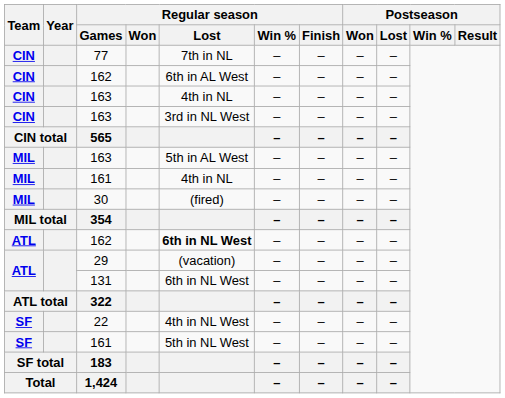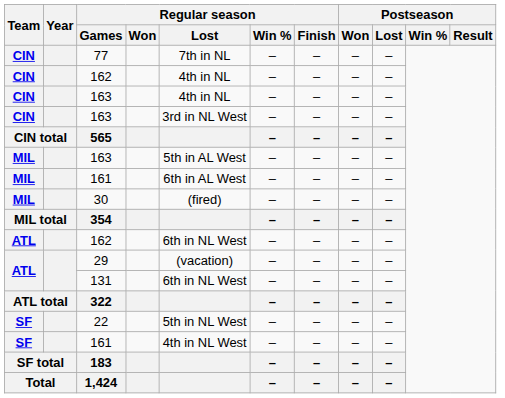(207, 76) 6th in AL West -> (205, 76) 4th in NL
(207, 178) 4th in NL -> (205, 178) 6th in AL West
(207, 240) bold -> (205, 240) normal
(207, 322) 4th in NL West -> (205, 322) 5th in NL West
(207, 342) 5th in NL West -> (205, 342) 4th in NL West
